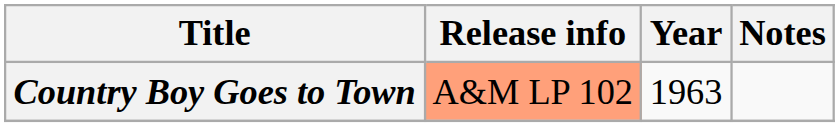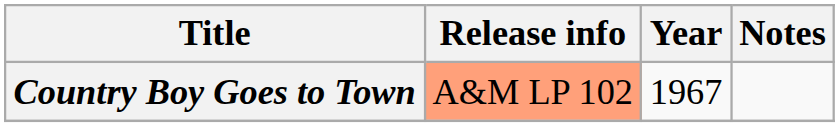(686, 90) 1963 -> (686, 90) 1967
